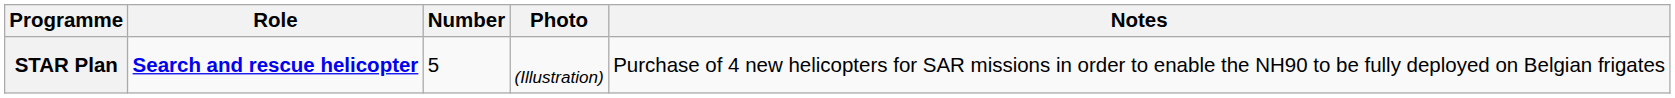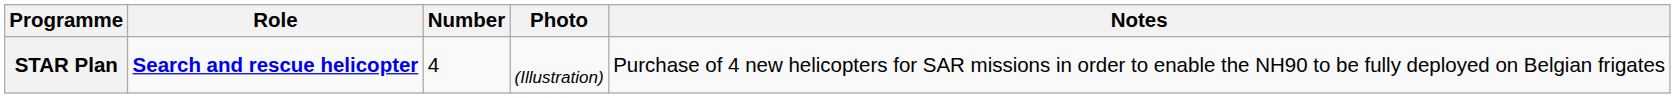(433, 64) 5 -> (433, 64) 4
